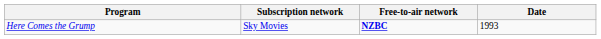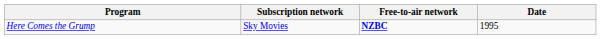(489, 27) 1993 -> (489, 27) 1995
